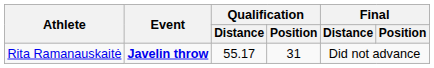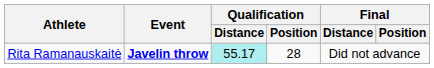(239, 54) no background -> (239, 54) paleturquoise background
(294, 54) 31 -> (294, 54) 28
